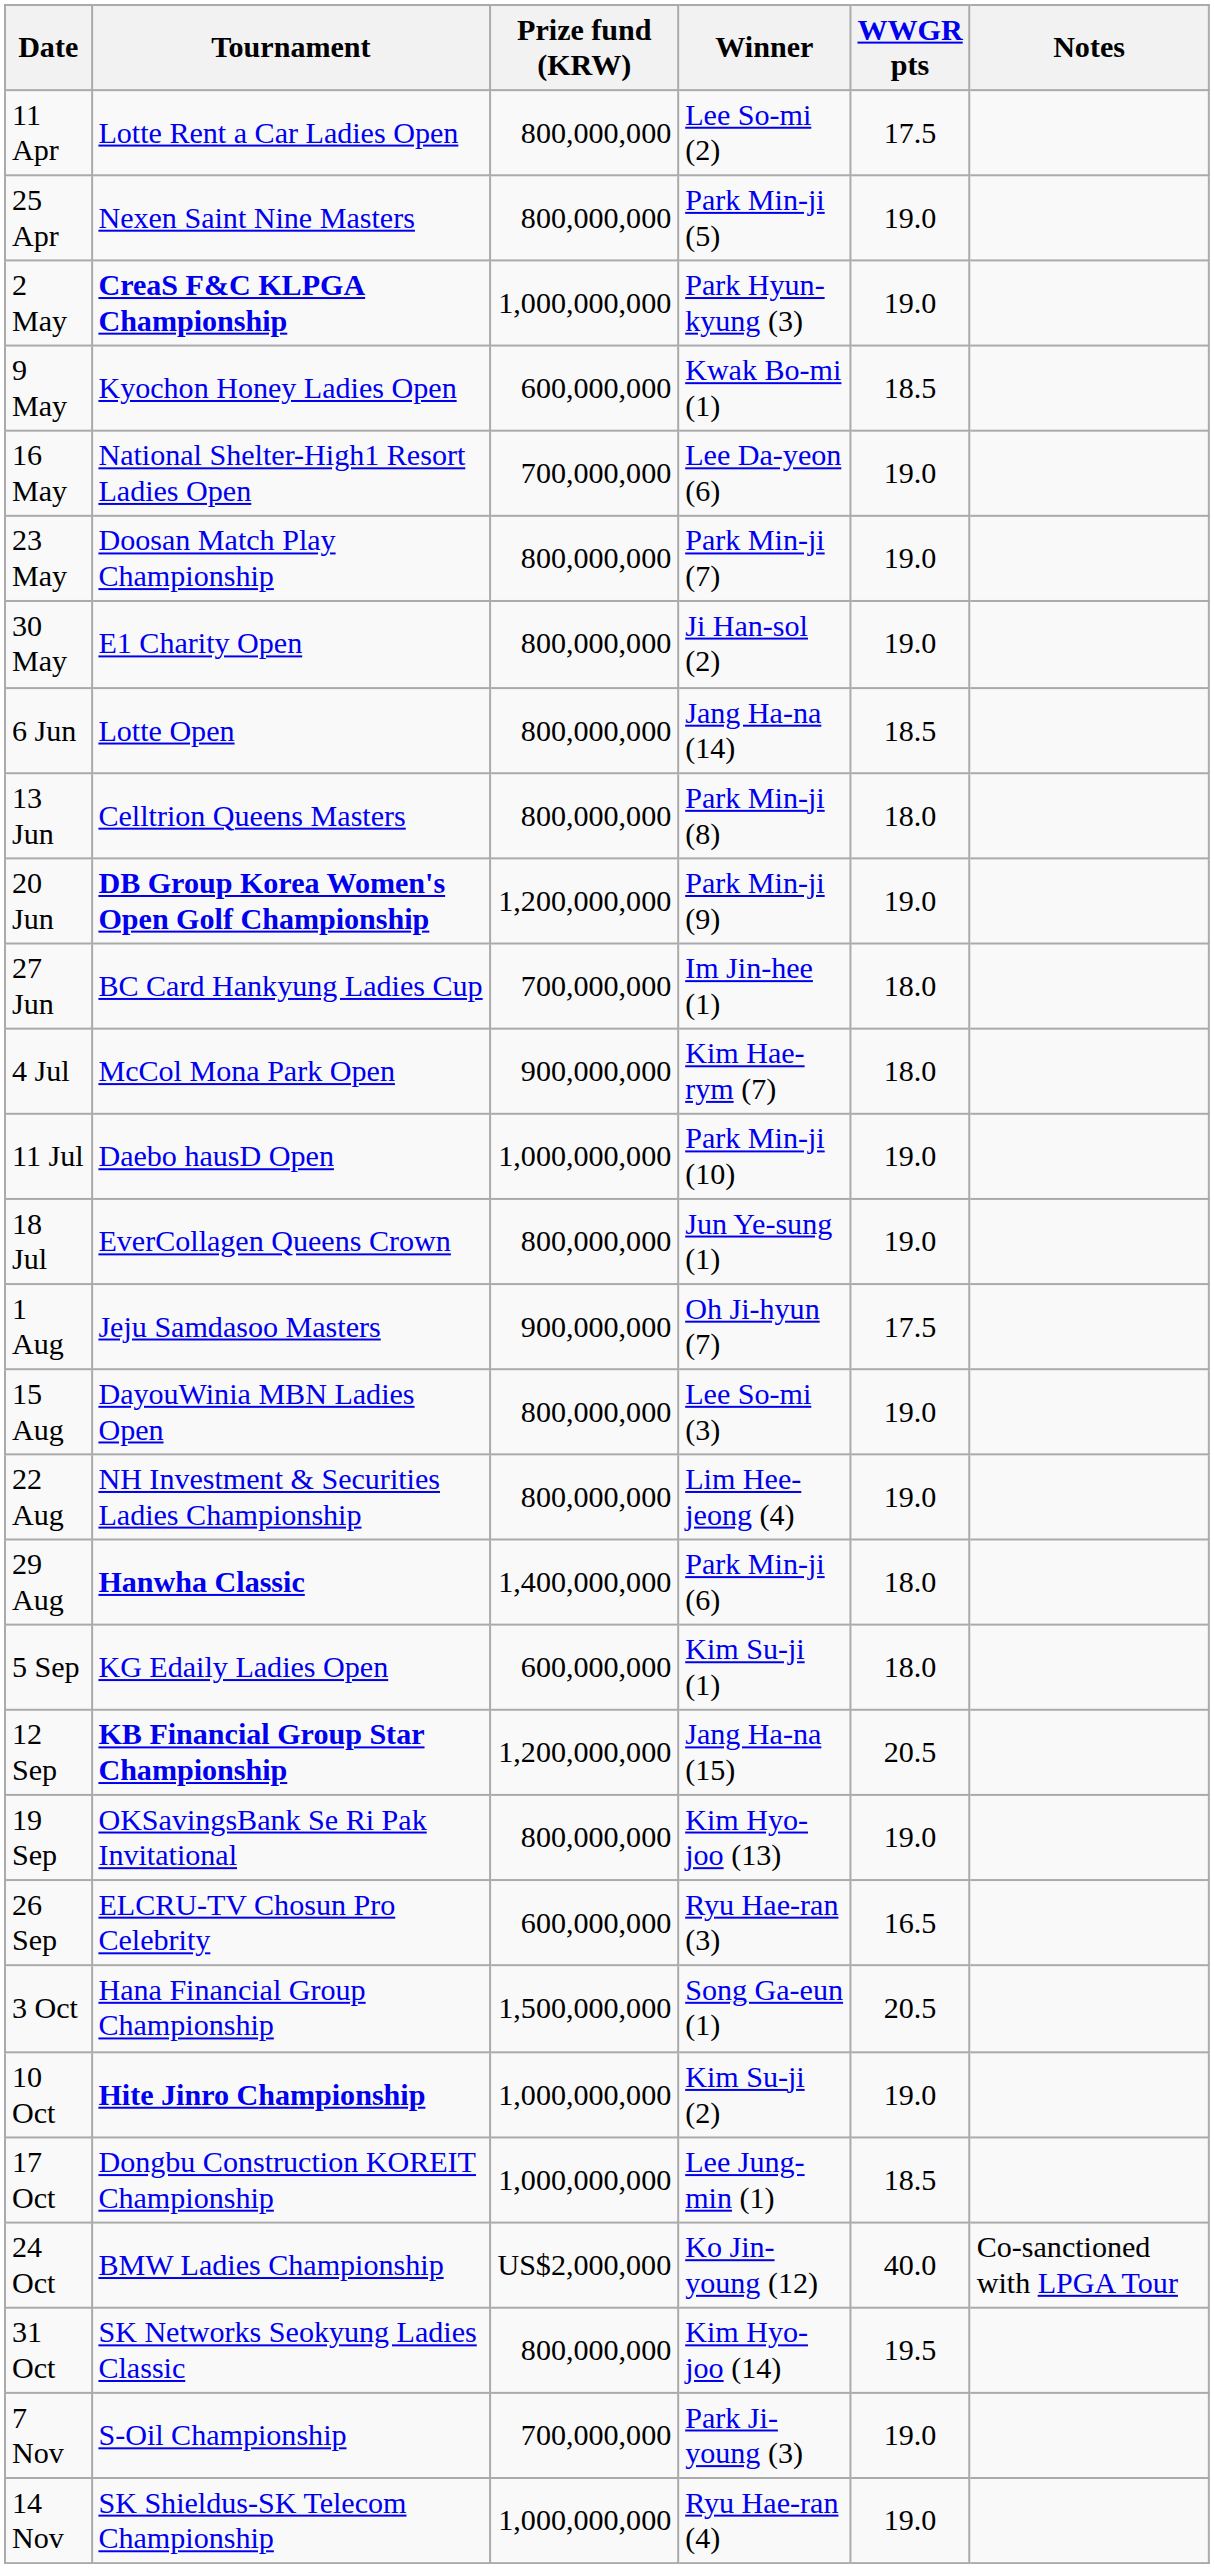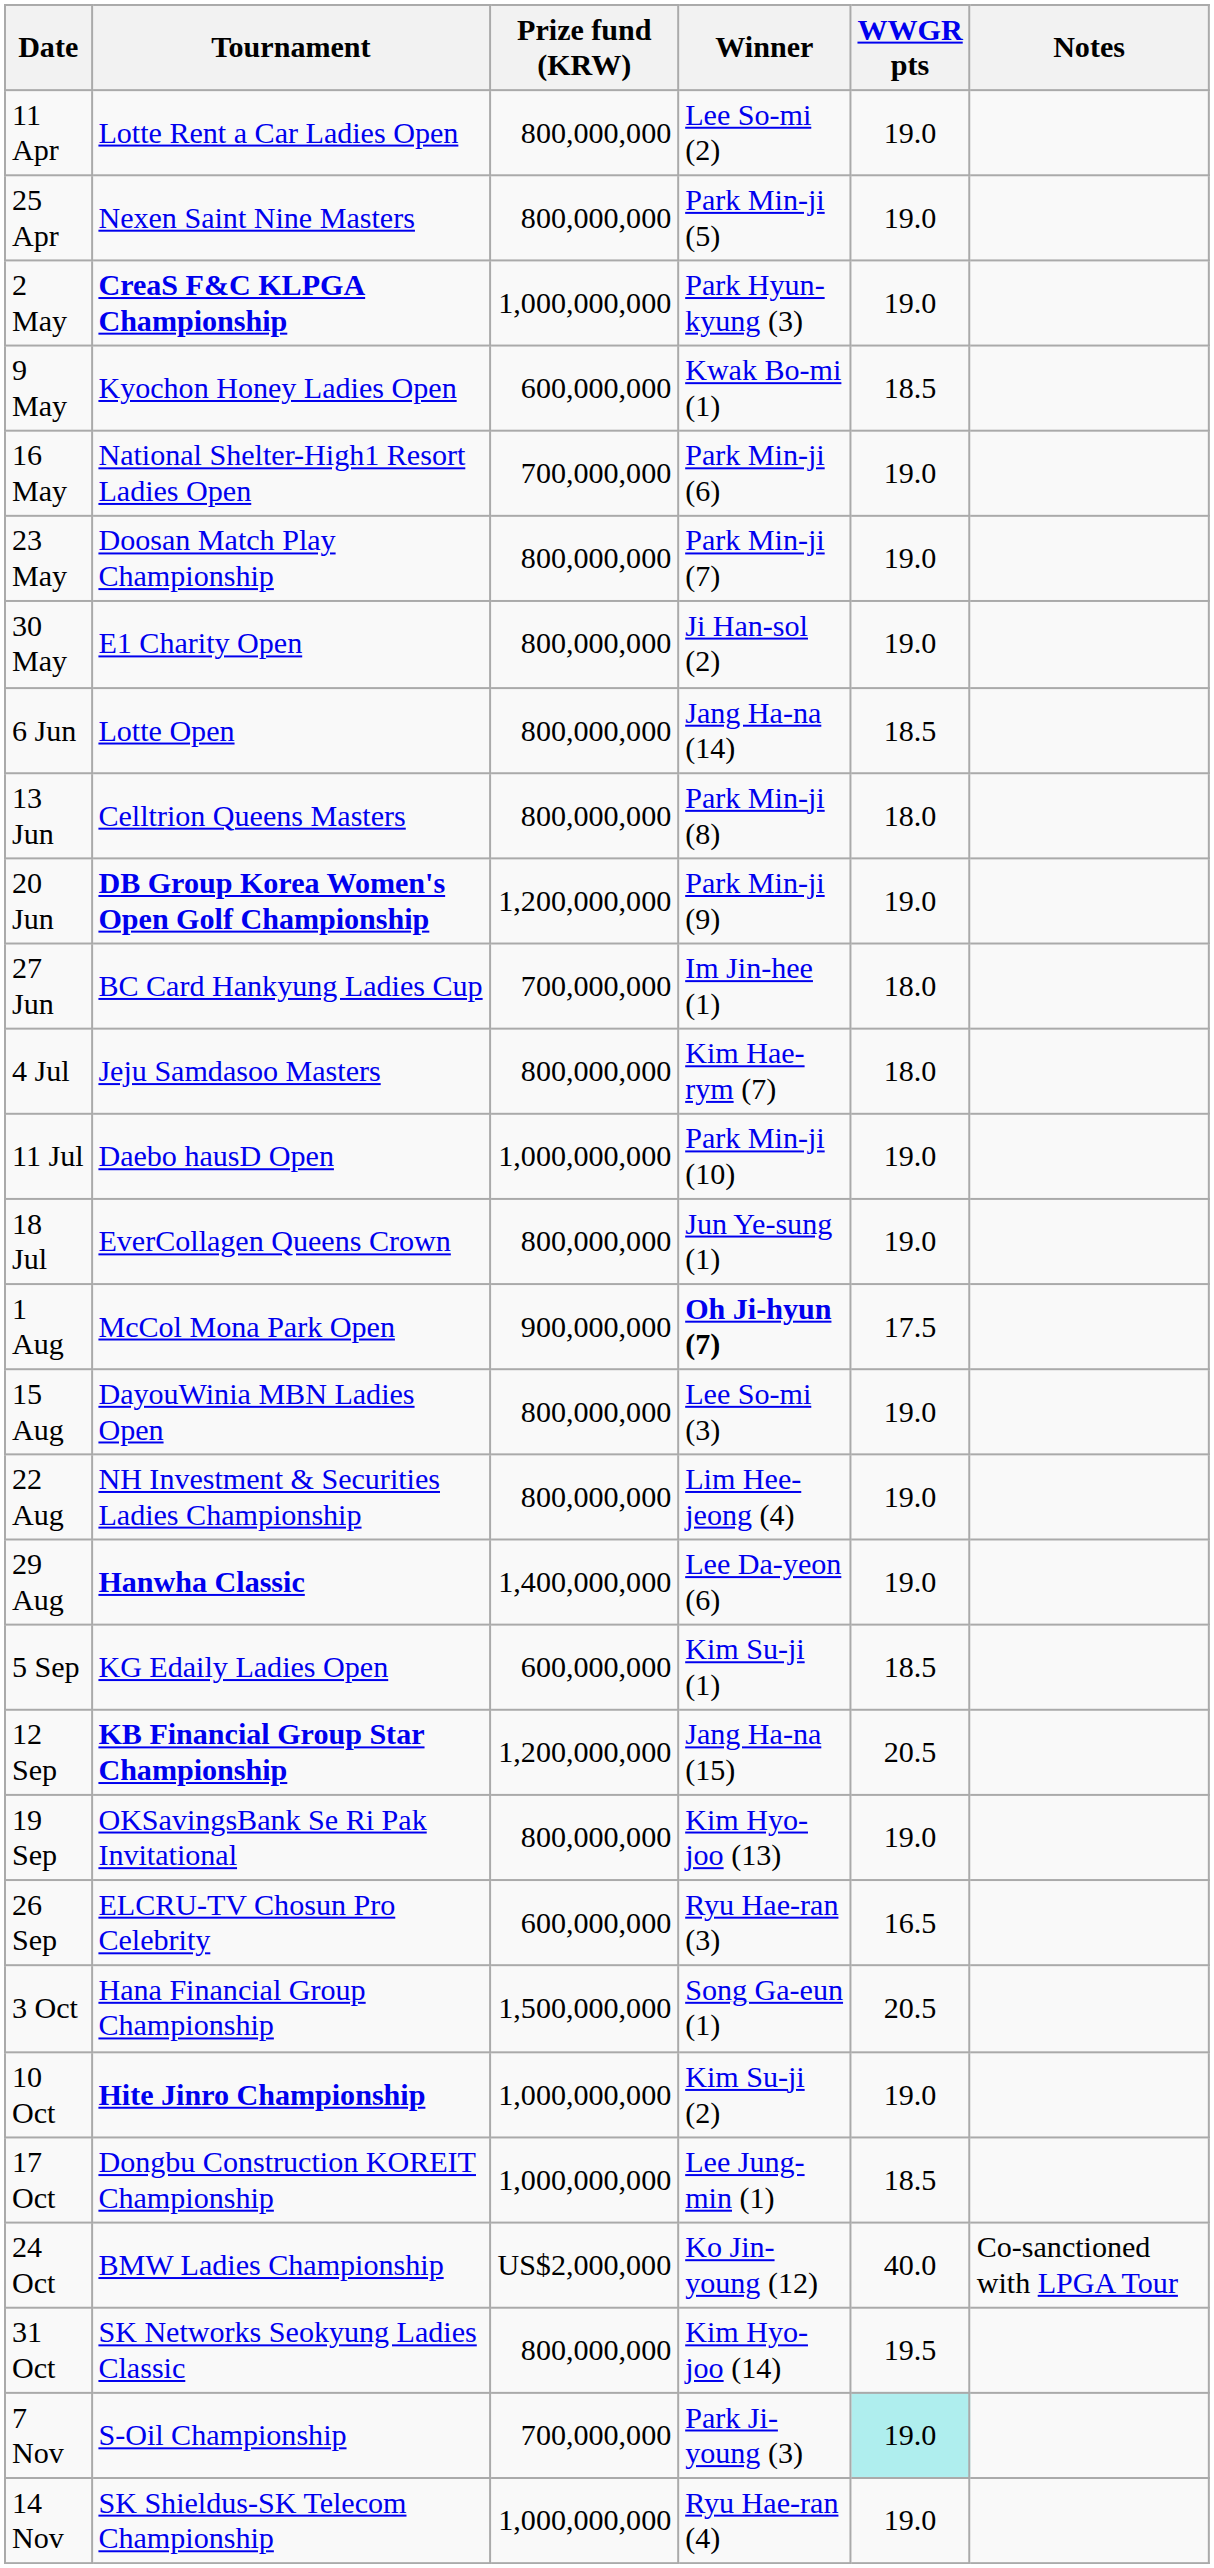(910, 132) 17.5 -> (910, 132) 19.0
(763, 473) Lee Da-yeon (6) -> (755, 473) Park Min-ji (6)
(247, 1070) McCol Mona Park Open -> (240, 1070) Jeju Samdasoo Masters
(596, 1070) 900,000,000 -> (596, 1070) 800,000,000
(240, 1326) Jeju Samdasoo Masters -> (247, 1326) McCol Mona Park Open
(752, 1326) normal -> (758, 1326) bold
(755, 1582) Park Min-ji (6) -> (763, 1582) Lee Da-yeon (6)
(910, 1582) 18.0 -> (910, 1582) 19.0
(910, 1667) 18.0 -> (910, 1667) 18.5
(910, 2434) no background -> (910, 2434) paleturquoise background
